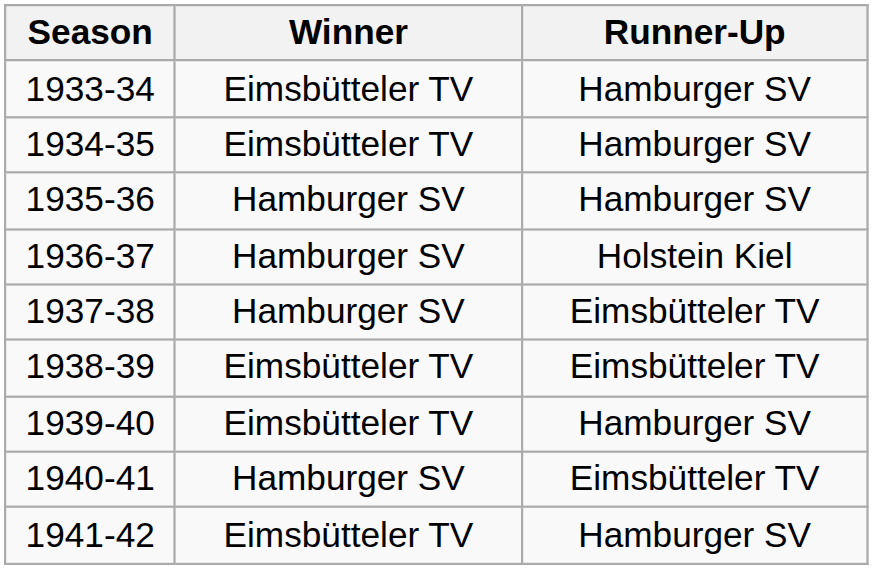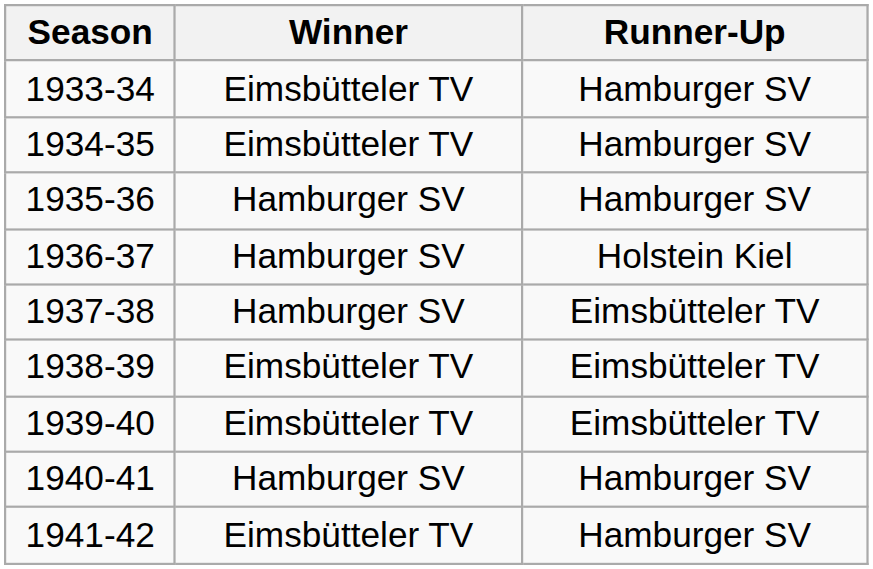(695, 423) Hamburger SV -> (695, 423) Eimsbütteler TV
(695, 479) Eimsbütteler TV -> (695, 479) Hamburger SV
